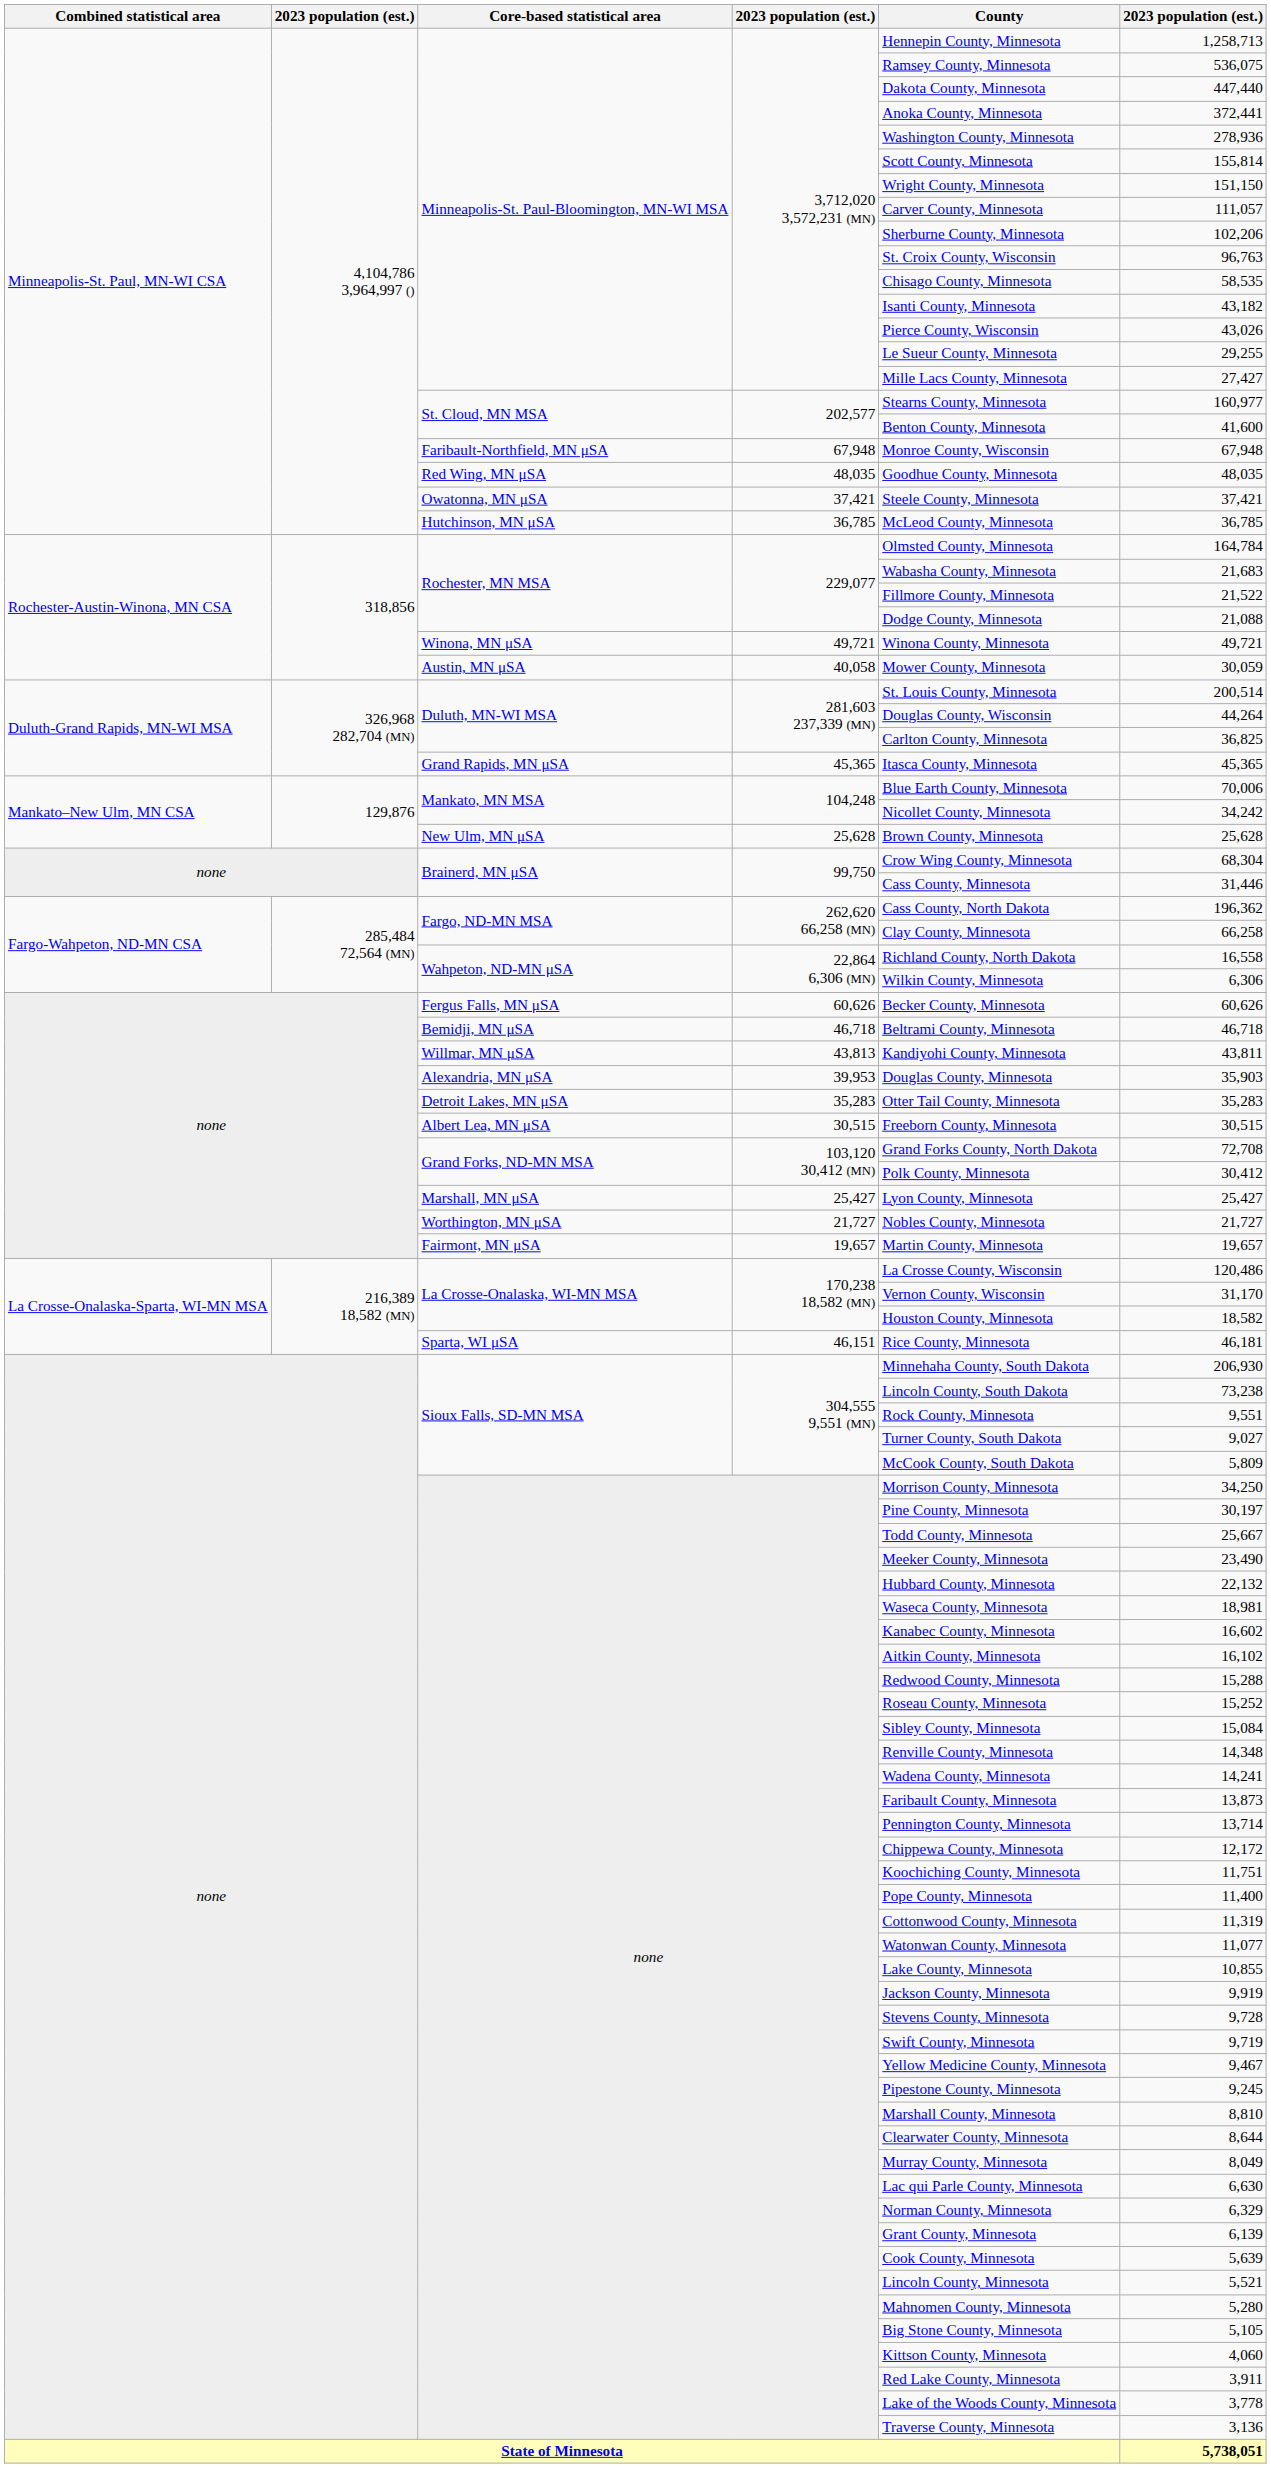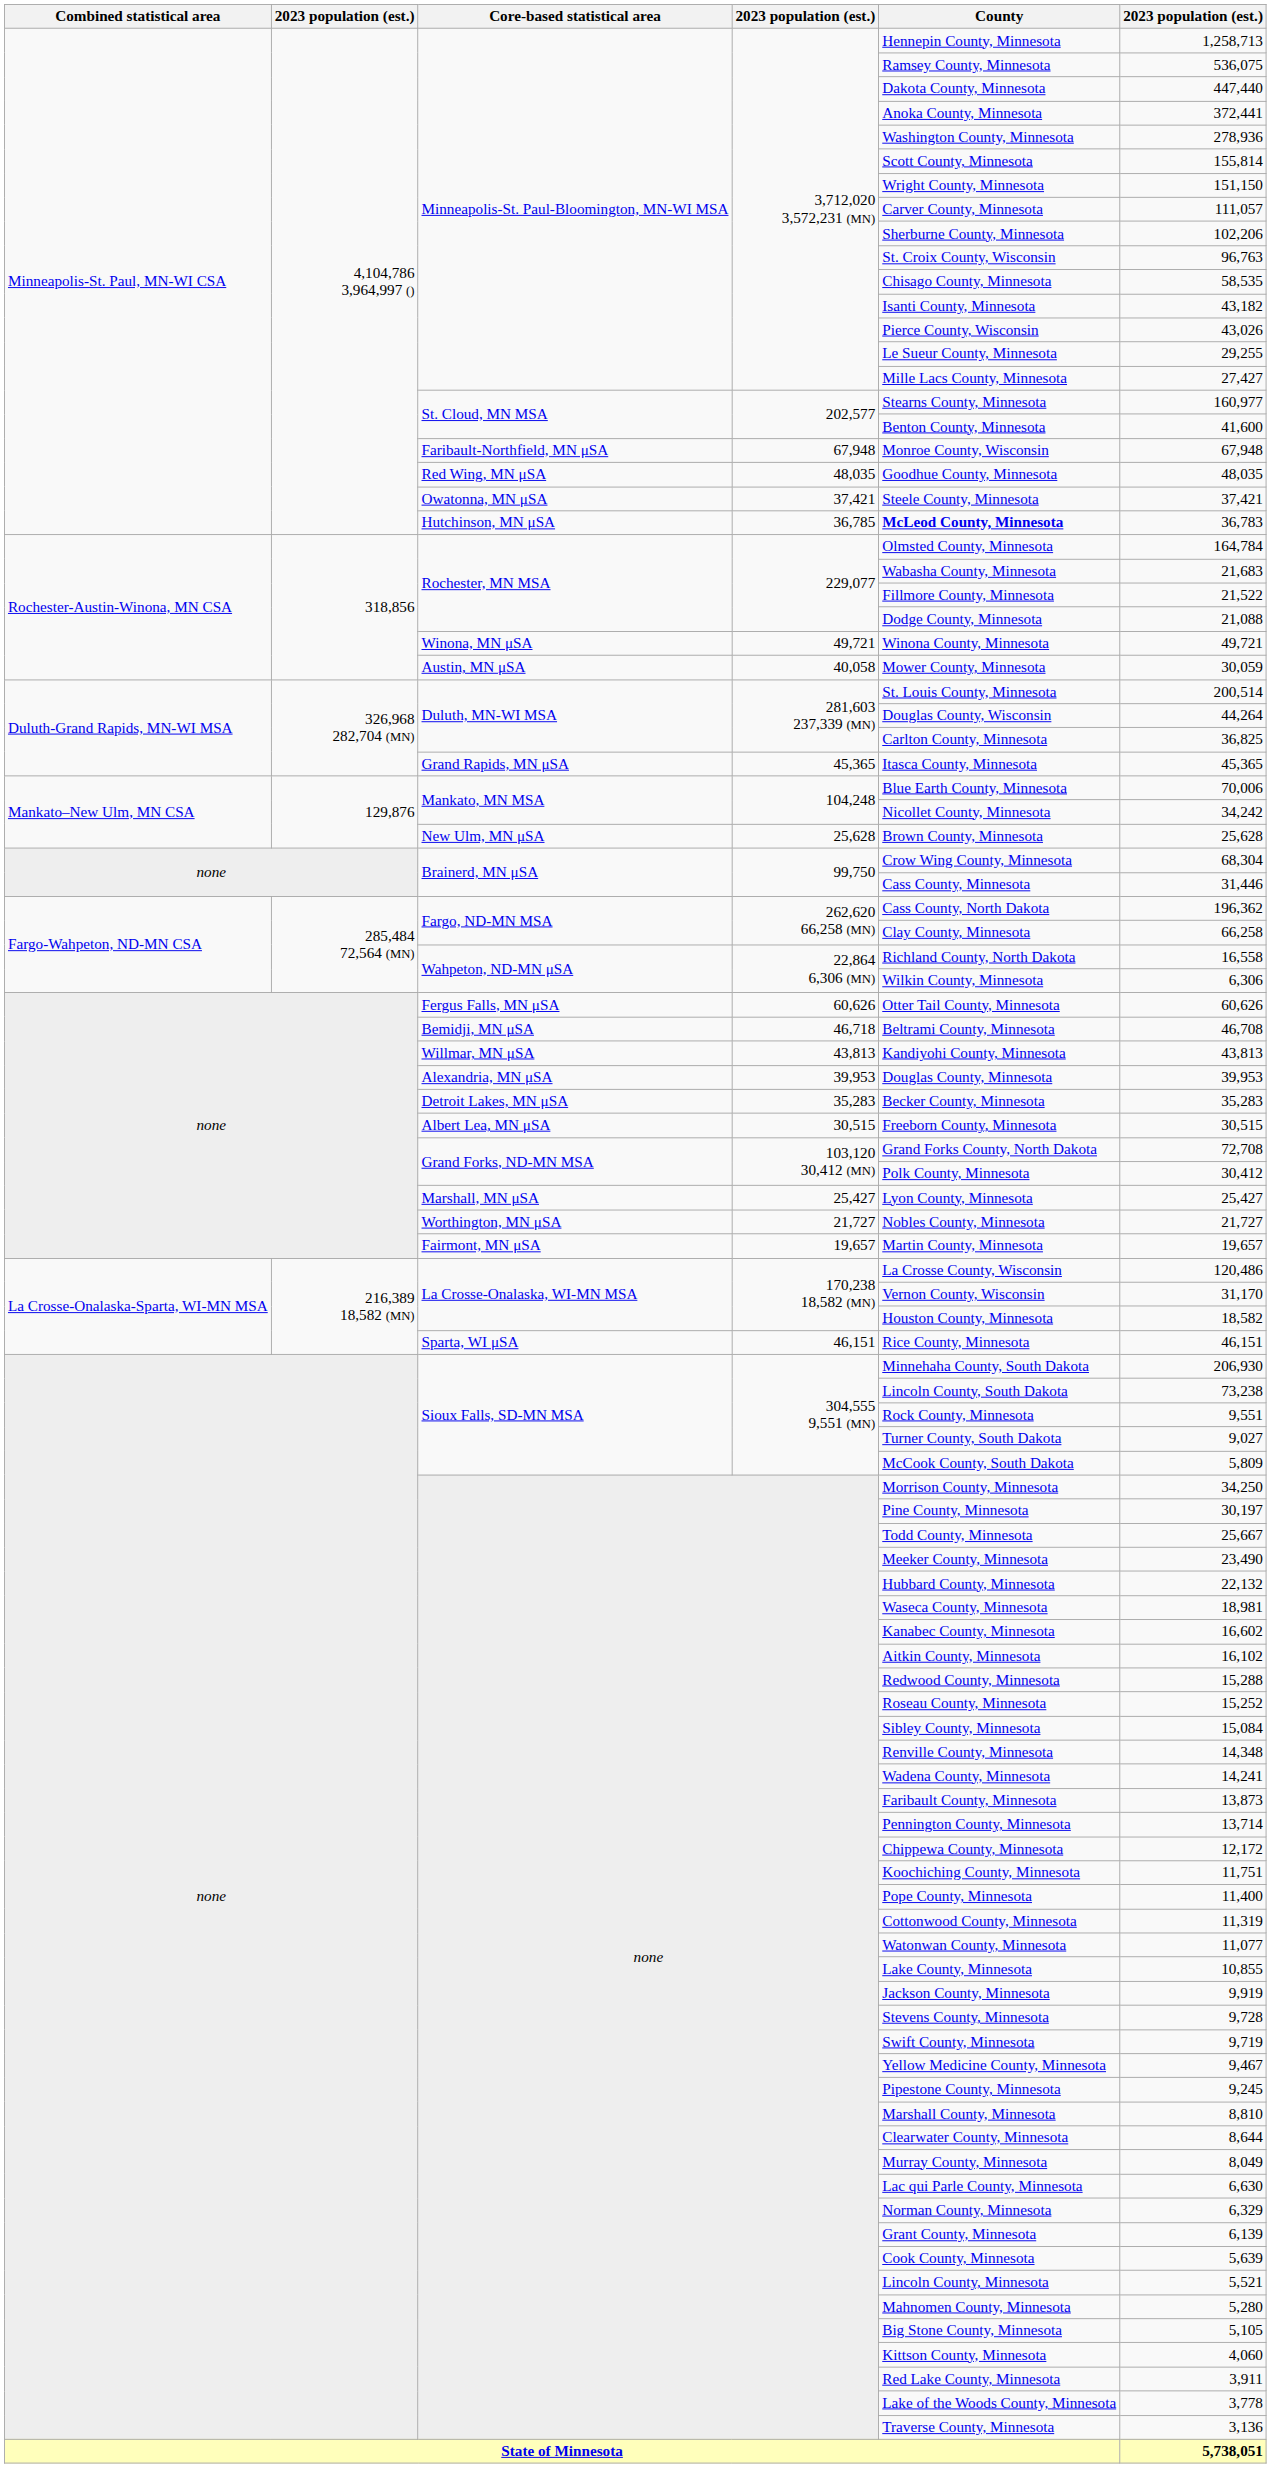(968, 522) normal -> (973, 522) bold
(1242, 522) 36,785 -> (1242, 522) 36,783
(963, 1004) Becker County, Minnesota -> (971, 1004) Otter Tail County, Minnesota
(1242, 1029) 46,718 -> (1242, 1029) 46,708
(1242, 1053) 43,811 -> (1242, 1053) 43,813
(1242, 1077) 35,903 -> (1242, 1077) 39,953
(971, 1101) Otter Tail County, Minnesota -> (963, 1101) Becker County, Minnesota
(1242, 1342) 46,181 -> (1242, 1342) 46,151
